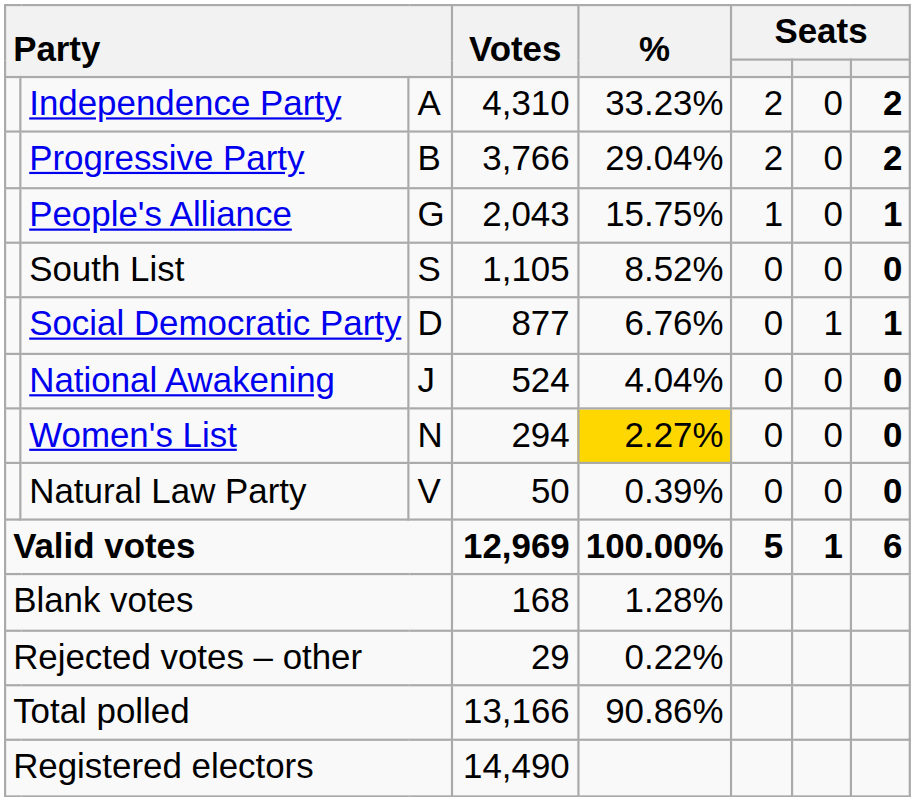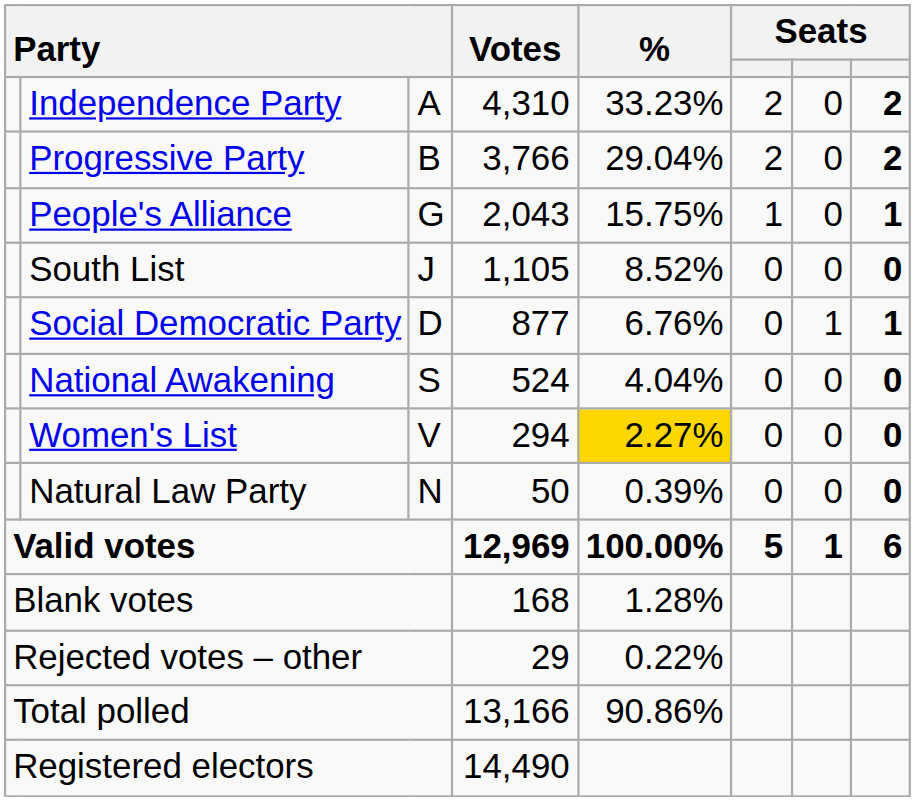(429, 269) S -> (426, 269) J
(426, 380) J -> (429, 380) S
(430, 435) N -> (429, 435) V
(429, 490) V -> (430, 490) N
